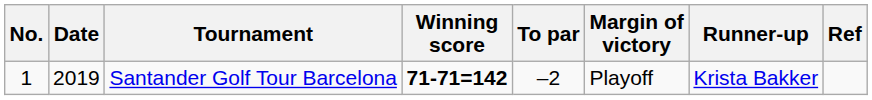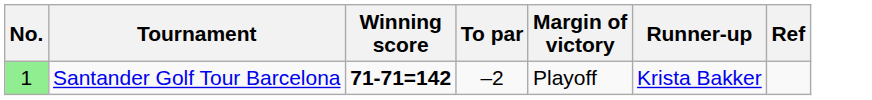- column: (76, 33)
(26, 78) no background -> (26, 78) lightgreen background
